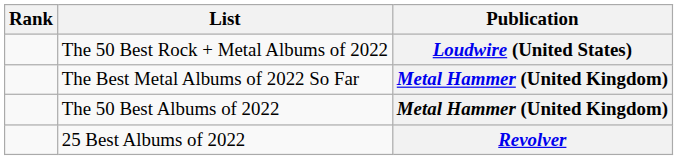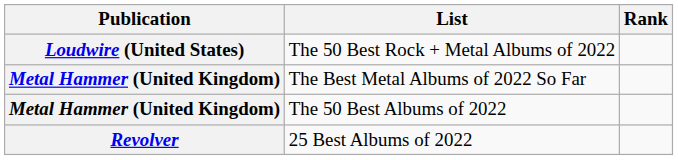columns swapped: (532, 19) <-> (31, 19)
